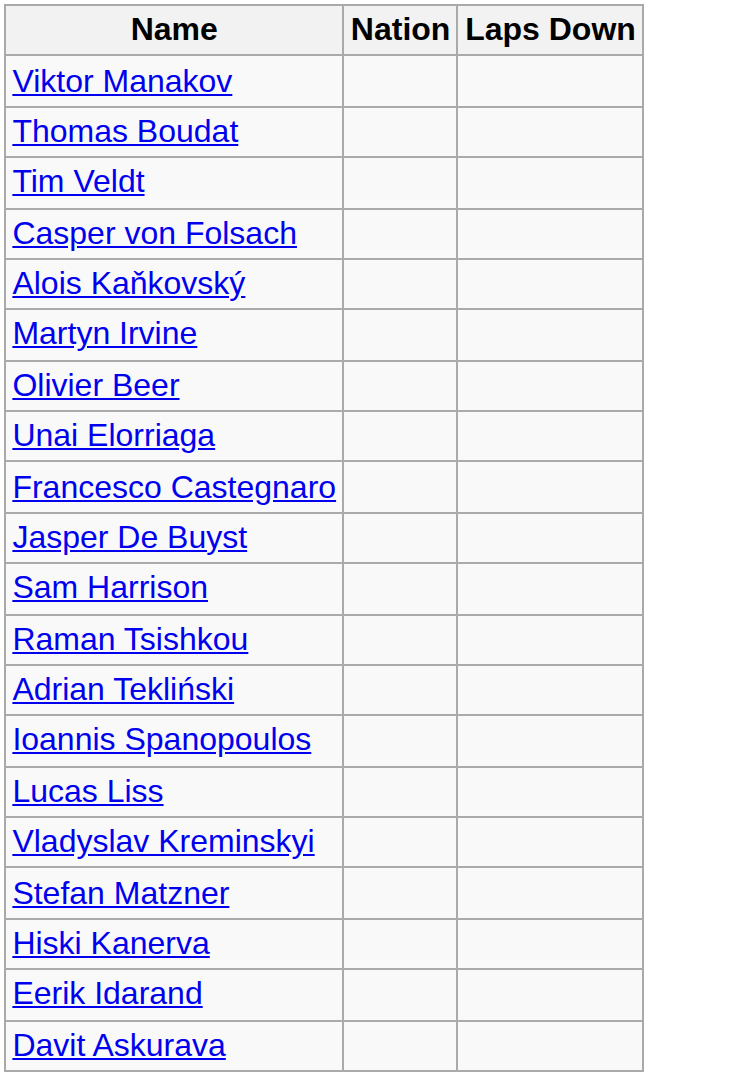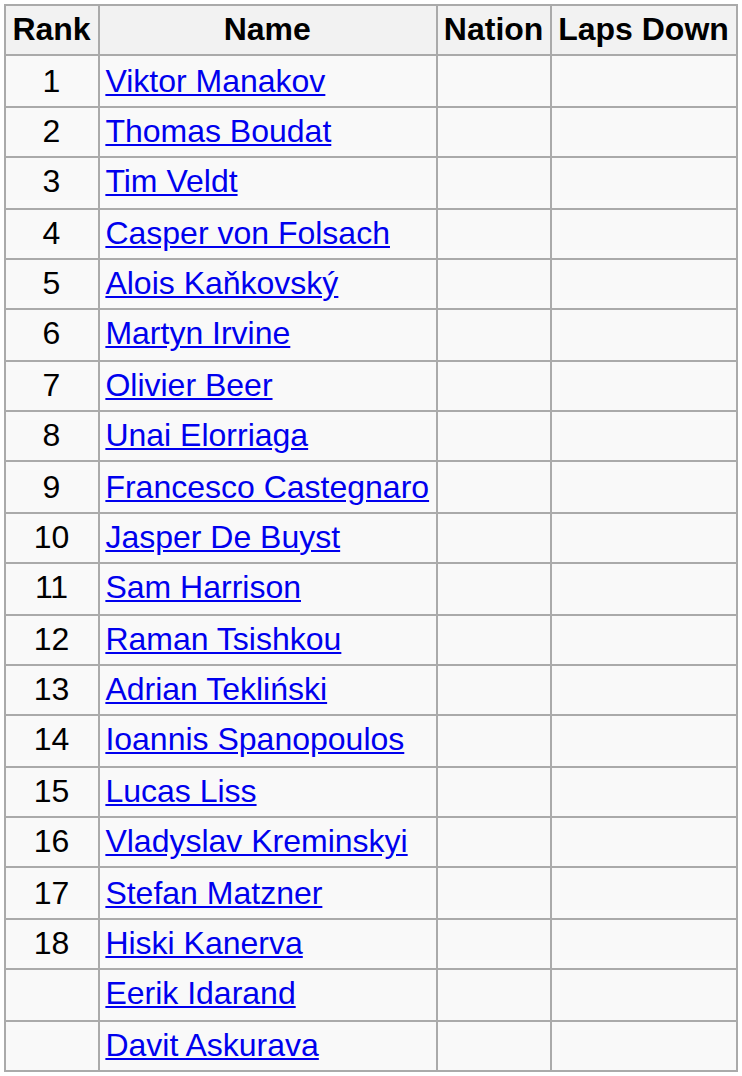+ column: (52, 29)
